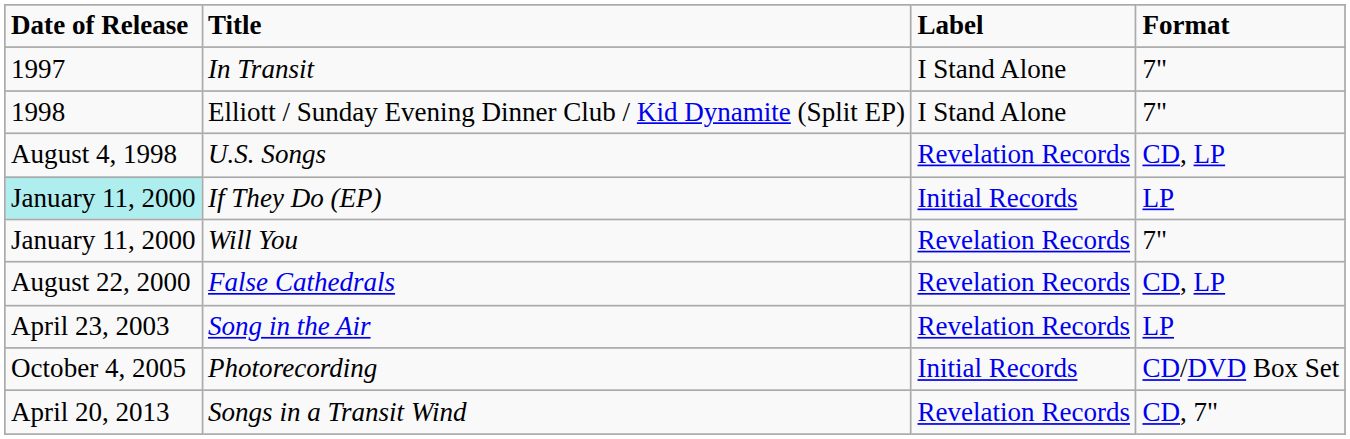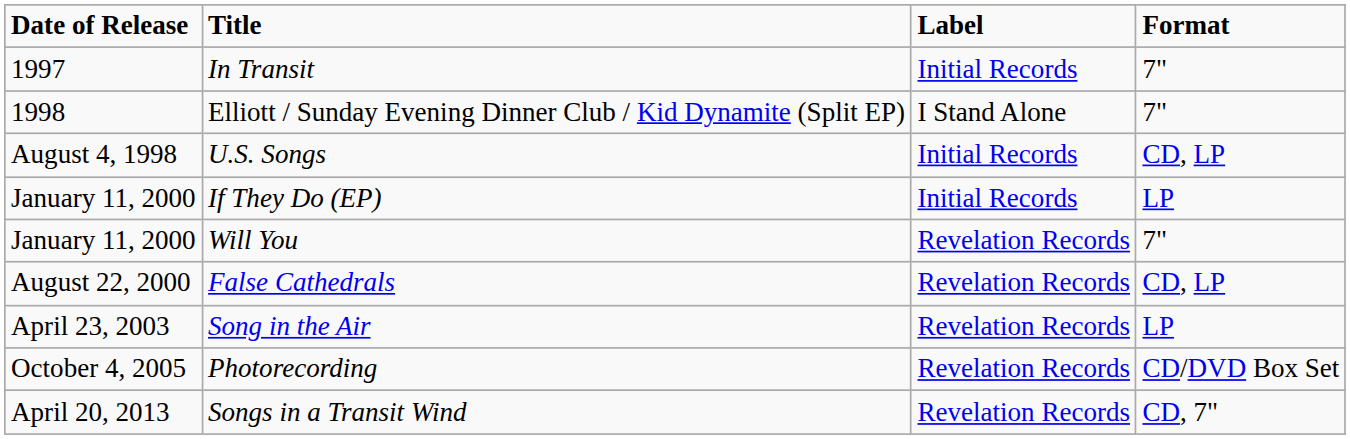(992, 68) I Stand Alone -> (997, 68) Initial Records
(1024, 154) Revelation Records -> (997, 154) Initial Records
(103, 197) paleturquoise background -> (103, 197) no background
(997, 369) Initial Records -> (1024, 369) Revelation Records
